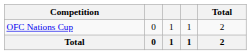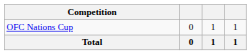- column: (222, 12)
